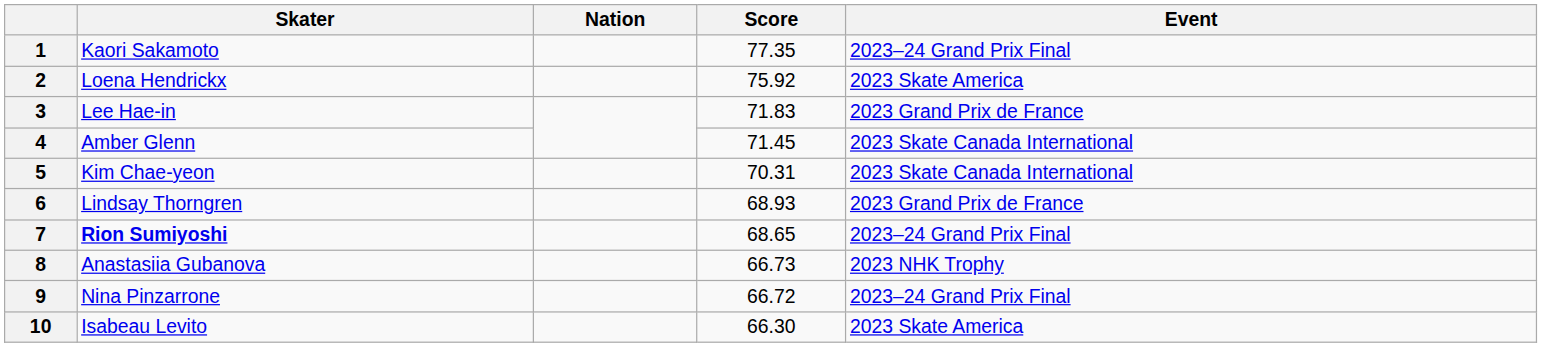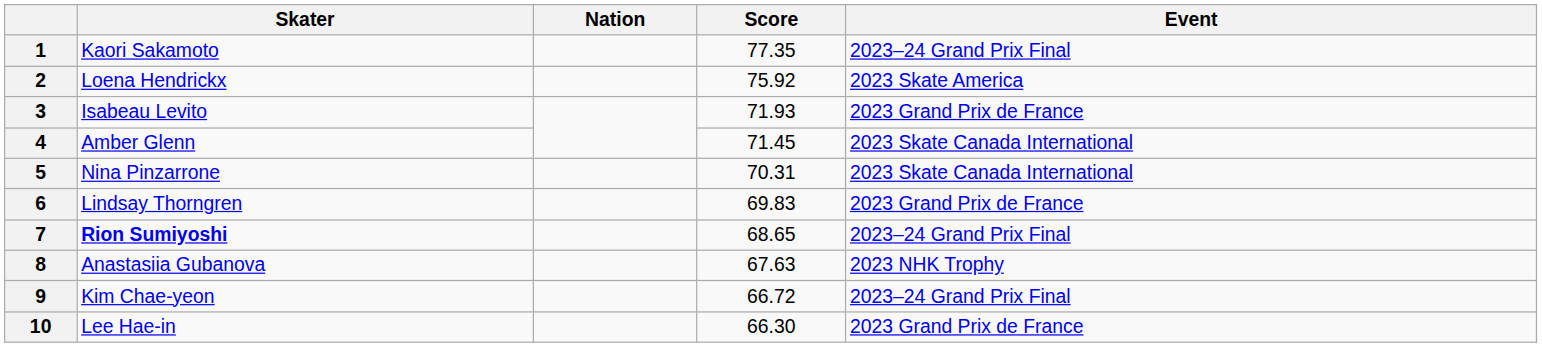(128, 111) Lee Hae-in -> (144, 111) Isabeau Levito
(771, 111) 71.83 -> (771, 111) 71.93
(148, 173) Kim Chae-yeon -> (151, 173) Nina Pinzarrone
(771, 204) 68.93 -> (771, 204) 69.83
(771, 265) 66.73 -> (771, 265) 67.63
(151, 296) Nina Pinzarrone -> (148, 296) Kim Chae-yeon
(144, 326) Isabeau Levito -> (128, 326) Lee Hae-in
(937, 326) 2023 Skate America -> (967, 326) 2023 Grand Prix de France
